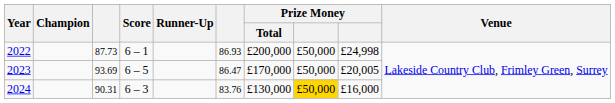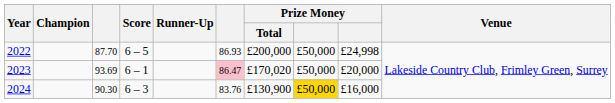(106, 52) 87.73 -> (106, 52) 87.70
(137, 51) 6 – 1 -> (137, 51) 6 – 5
(137, 70) 6 – 5 -> (137, 70) 6 – 1
(230, 70) no background -> (230, 70) pink background
(269, 70) £170,000 -> (269, 70) £170,020
(360, 70) £20,005 -> (360, 70) £20,000
(106, 89) 90.31 -> (106, 89) 90.30
(269, 88) £130,000 -> (269, 88) £130,900
